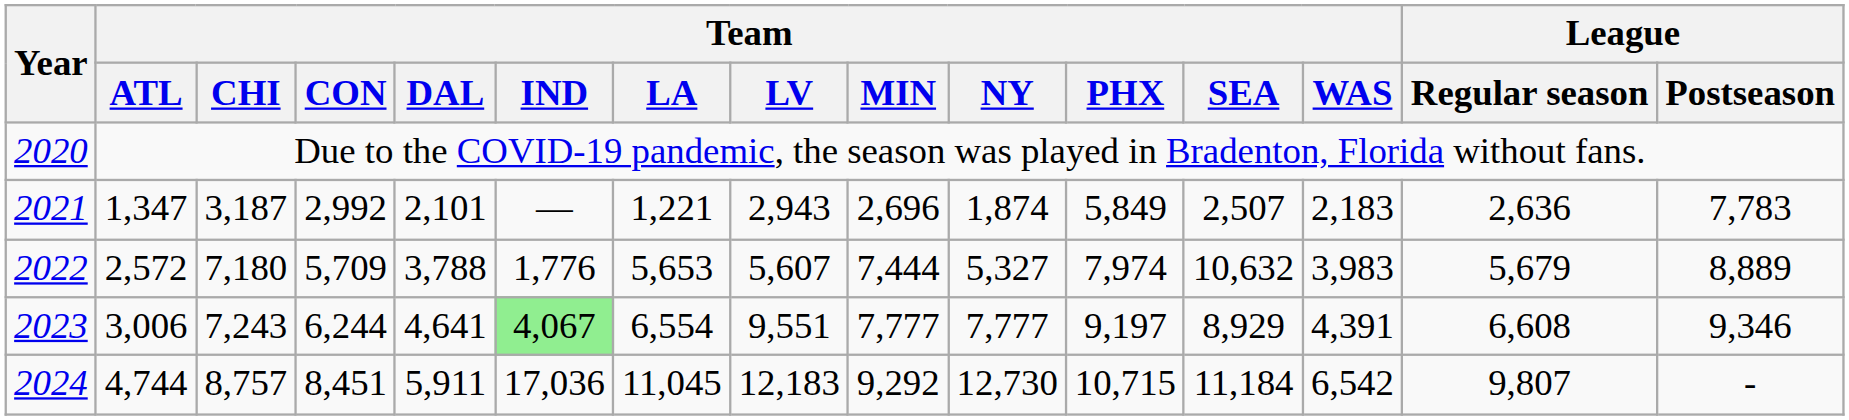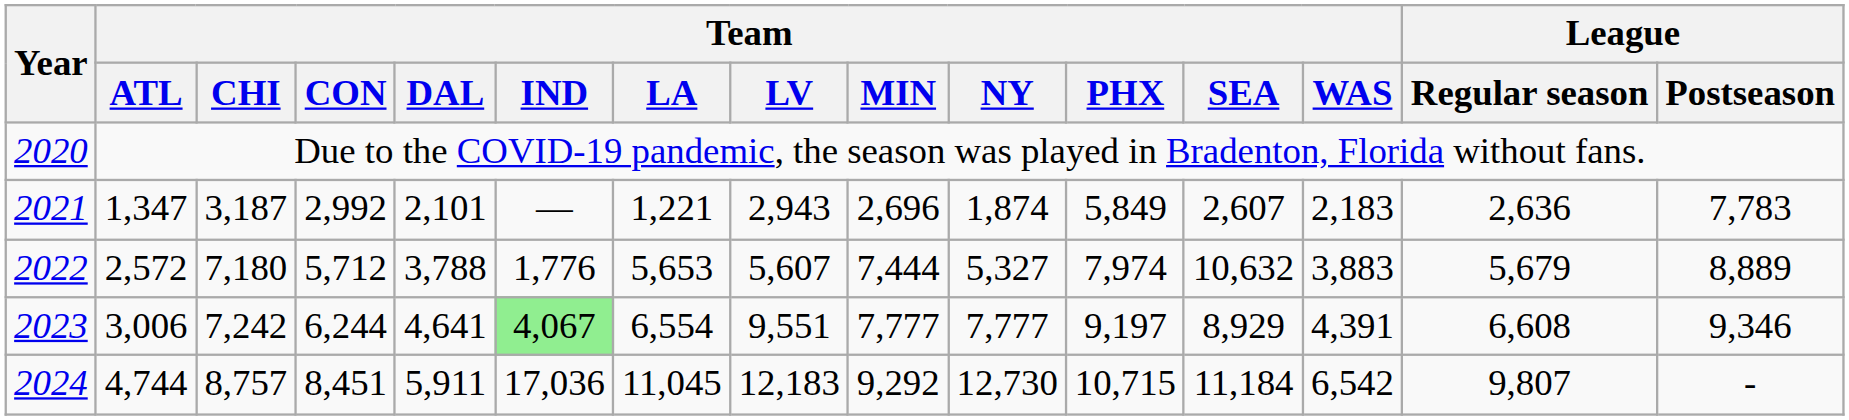(1244, 208) 2,507 -> (1244, 208) 2,607
(346, 267) 5,709 -> (346, 267) 5,712
(1353, 267) 3,983 -> (1353, 267) 3,883
(246, 325) 7,243 -> (246, 325) 7,242
